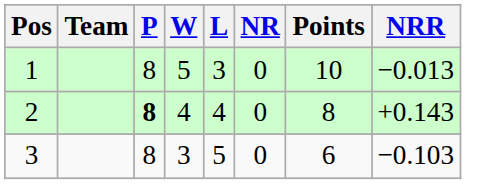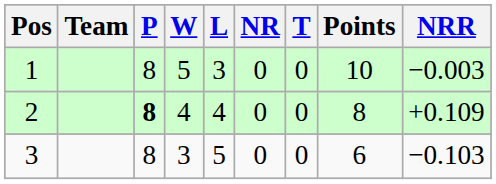+ column: (301, 26)
(416, 69) −0.013 -> (446, 69) −0.003
(416, 112) +0.143 -> (446, 112) +0.109
